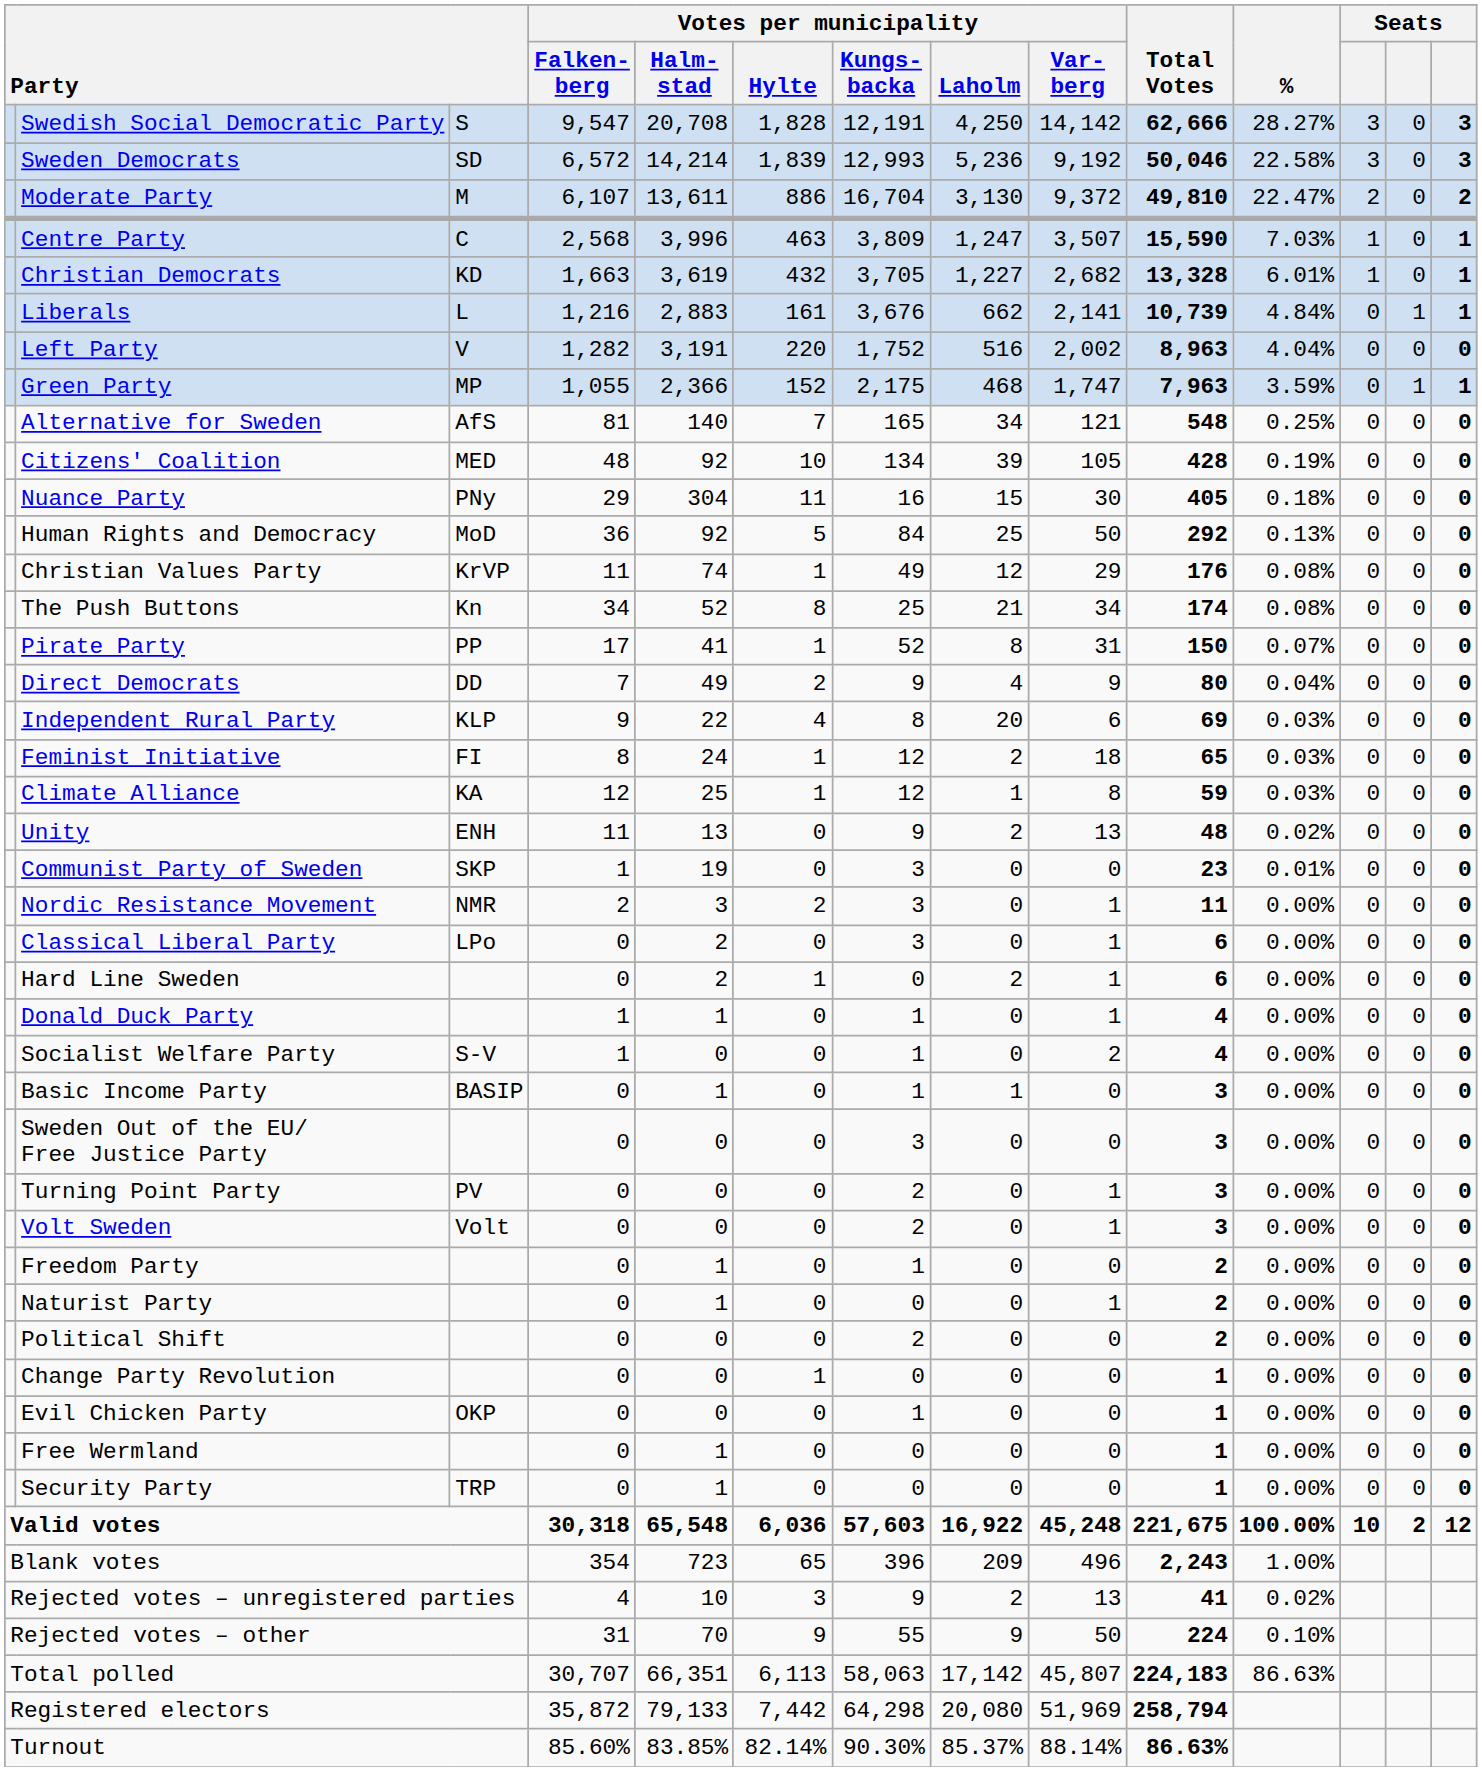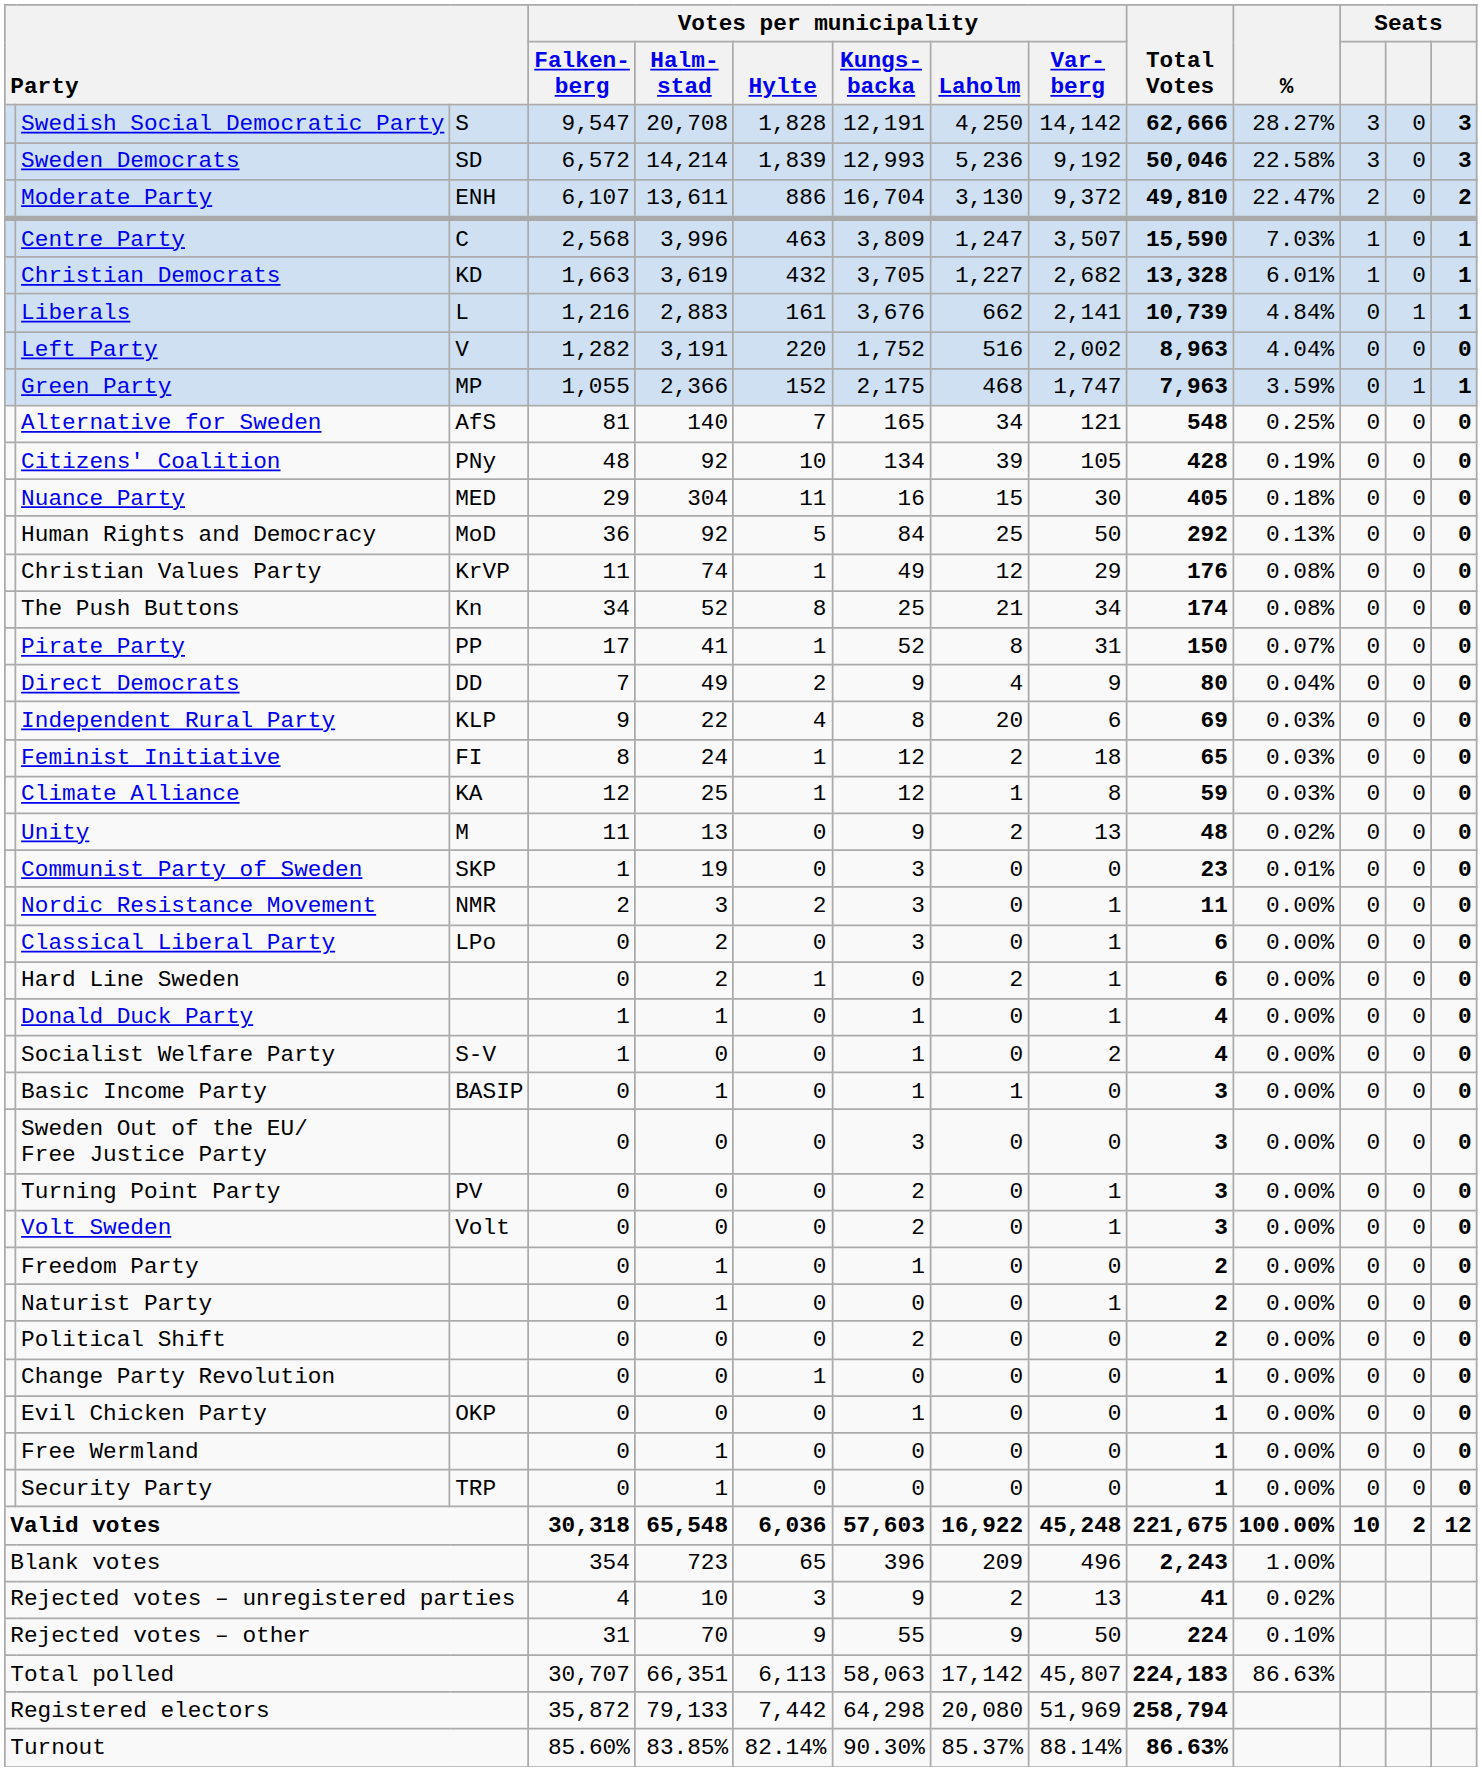(462, 198) M -> (476, 198) ENH
(476, 461) MED -> (476, 461) PNy
(476, 498) PNy -> (476, 498) MED
(476, 832) ENH -> (462, 832) M
